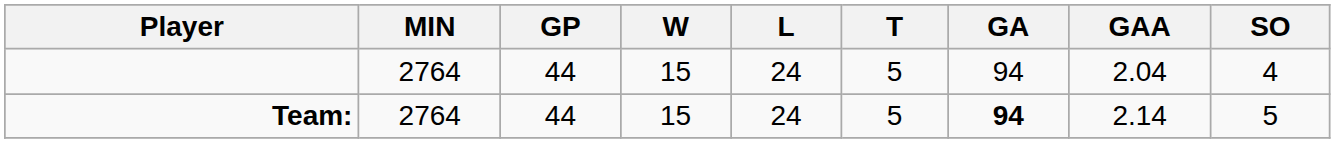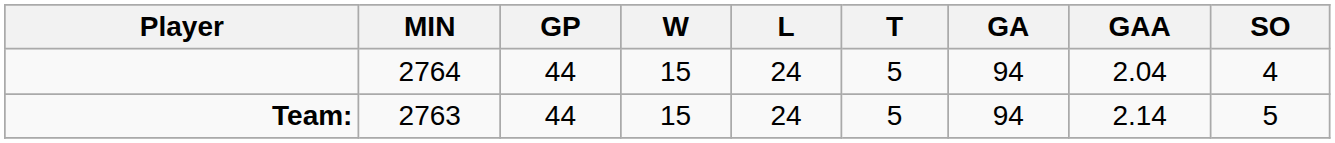(430, 115) 2764 -> (430, 115) 2763
(1008, 115) bold -> (1008, 115) normal
